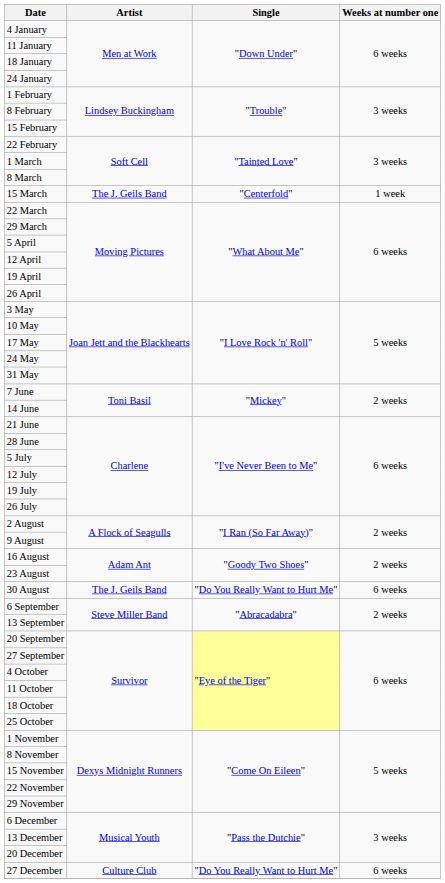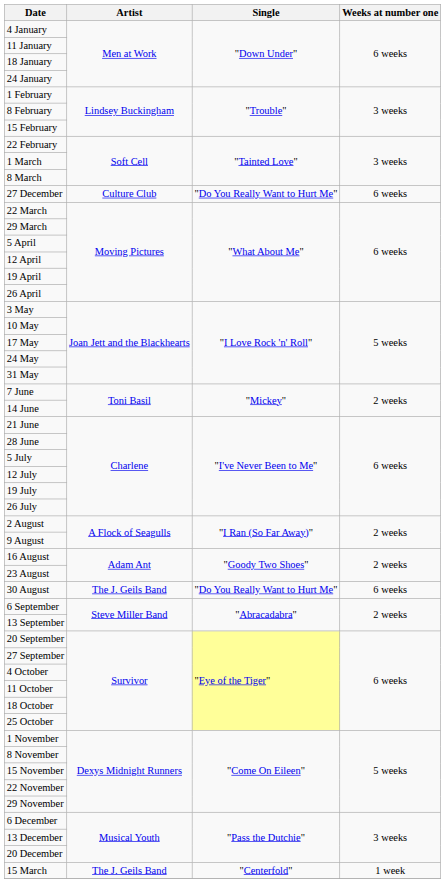rows swapped: (27, 194) <-> (35, 870)
